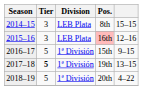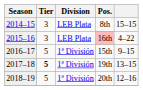(126, 37) 12–16 -> (126, 37) 4–22
(126, 78) 4–22 -> (126, 78) 12–16
